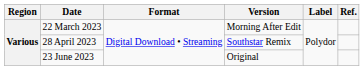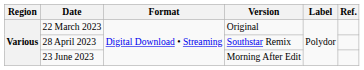(264, 27) Morning After Edit -> (243, 27) Original
(243, 57) Original -> (264, 57) Morning After Edit
